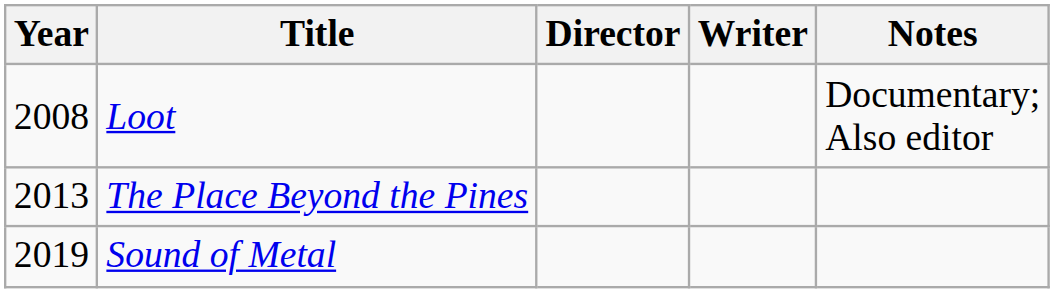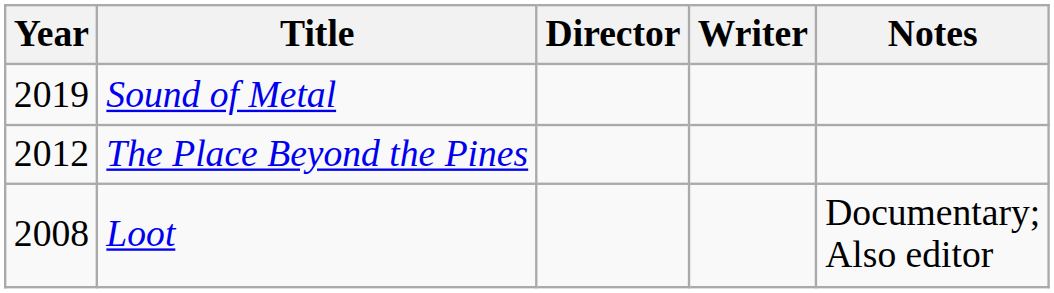rows swapped: (141, 115) <-> (221, 255)
(51, 195) 2013 -> (51, 153) 2012
